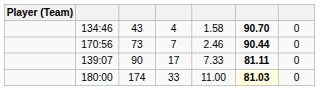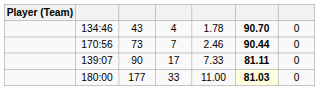(214, 28) 1.58 -> (214, 28) 1.78
(137, 77) 174 -> (137, 77) 177
